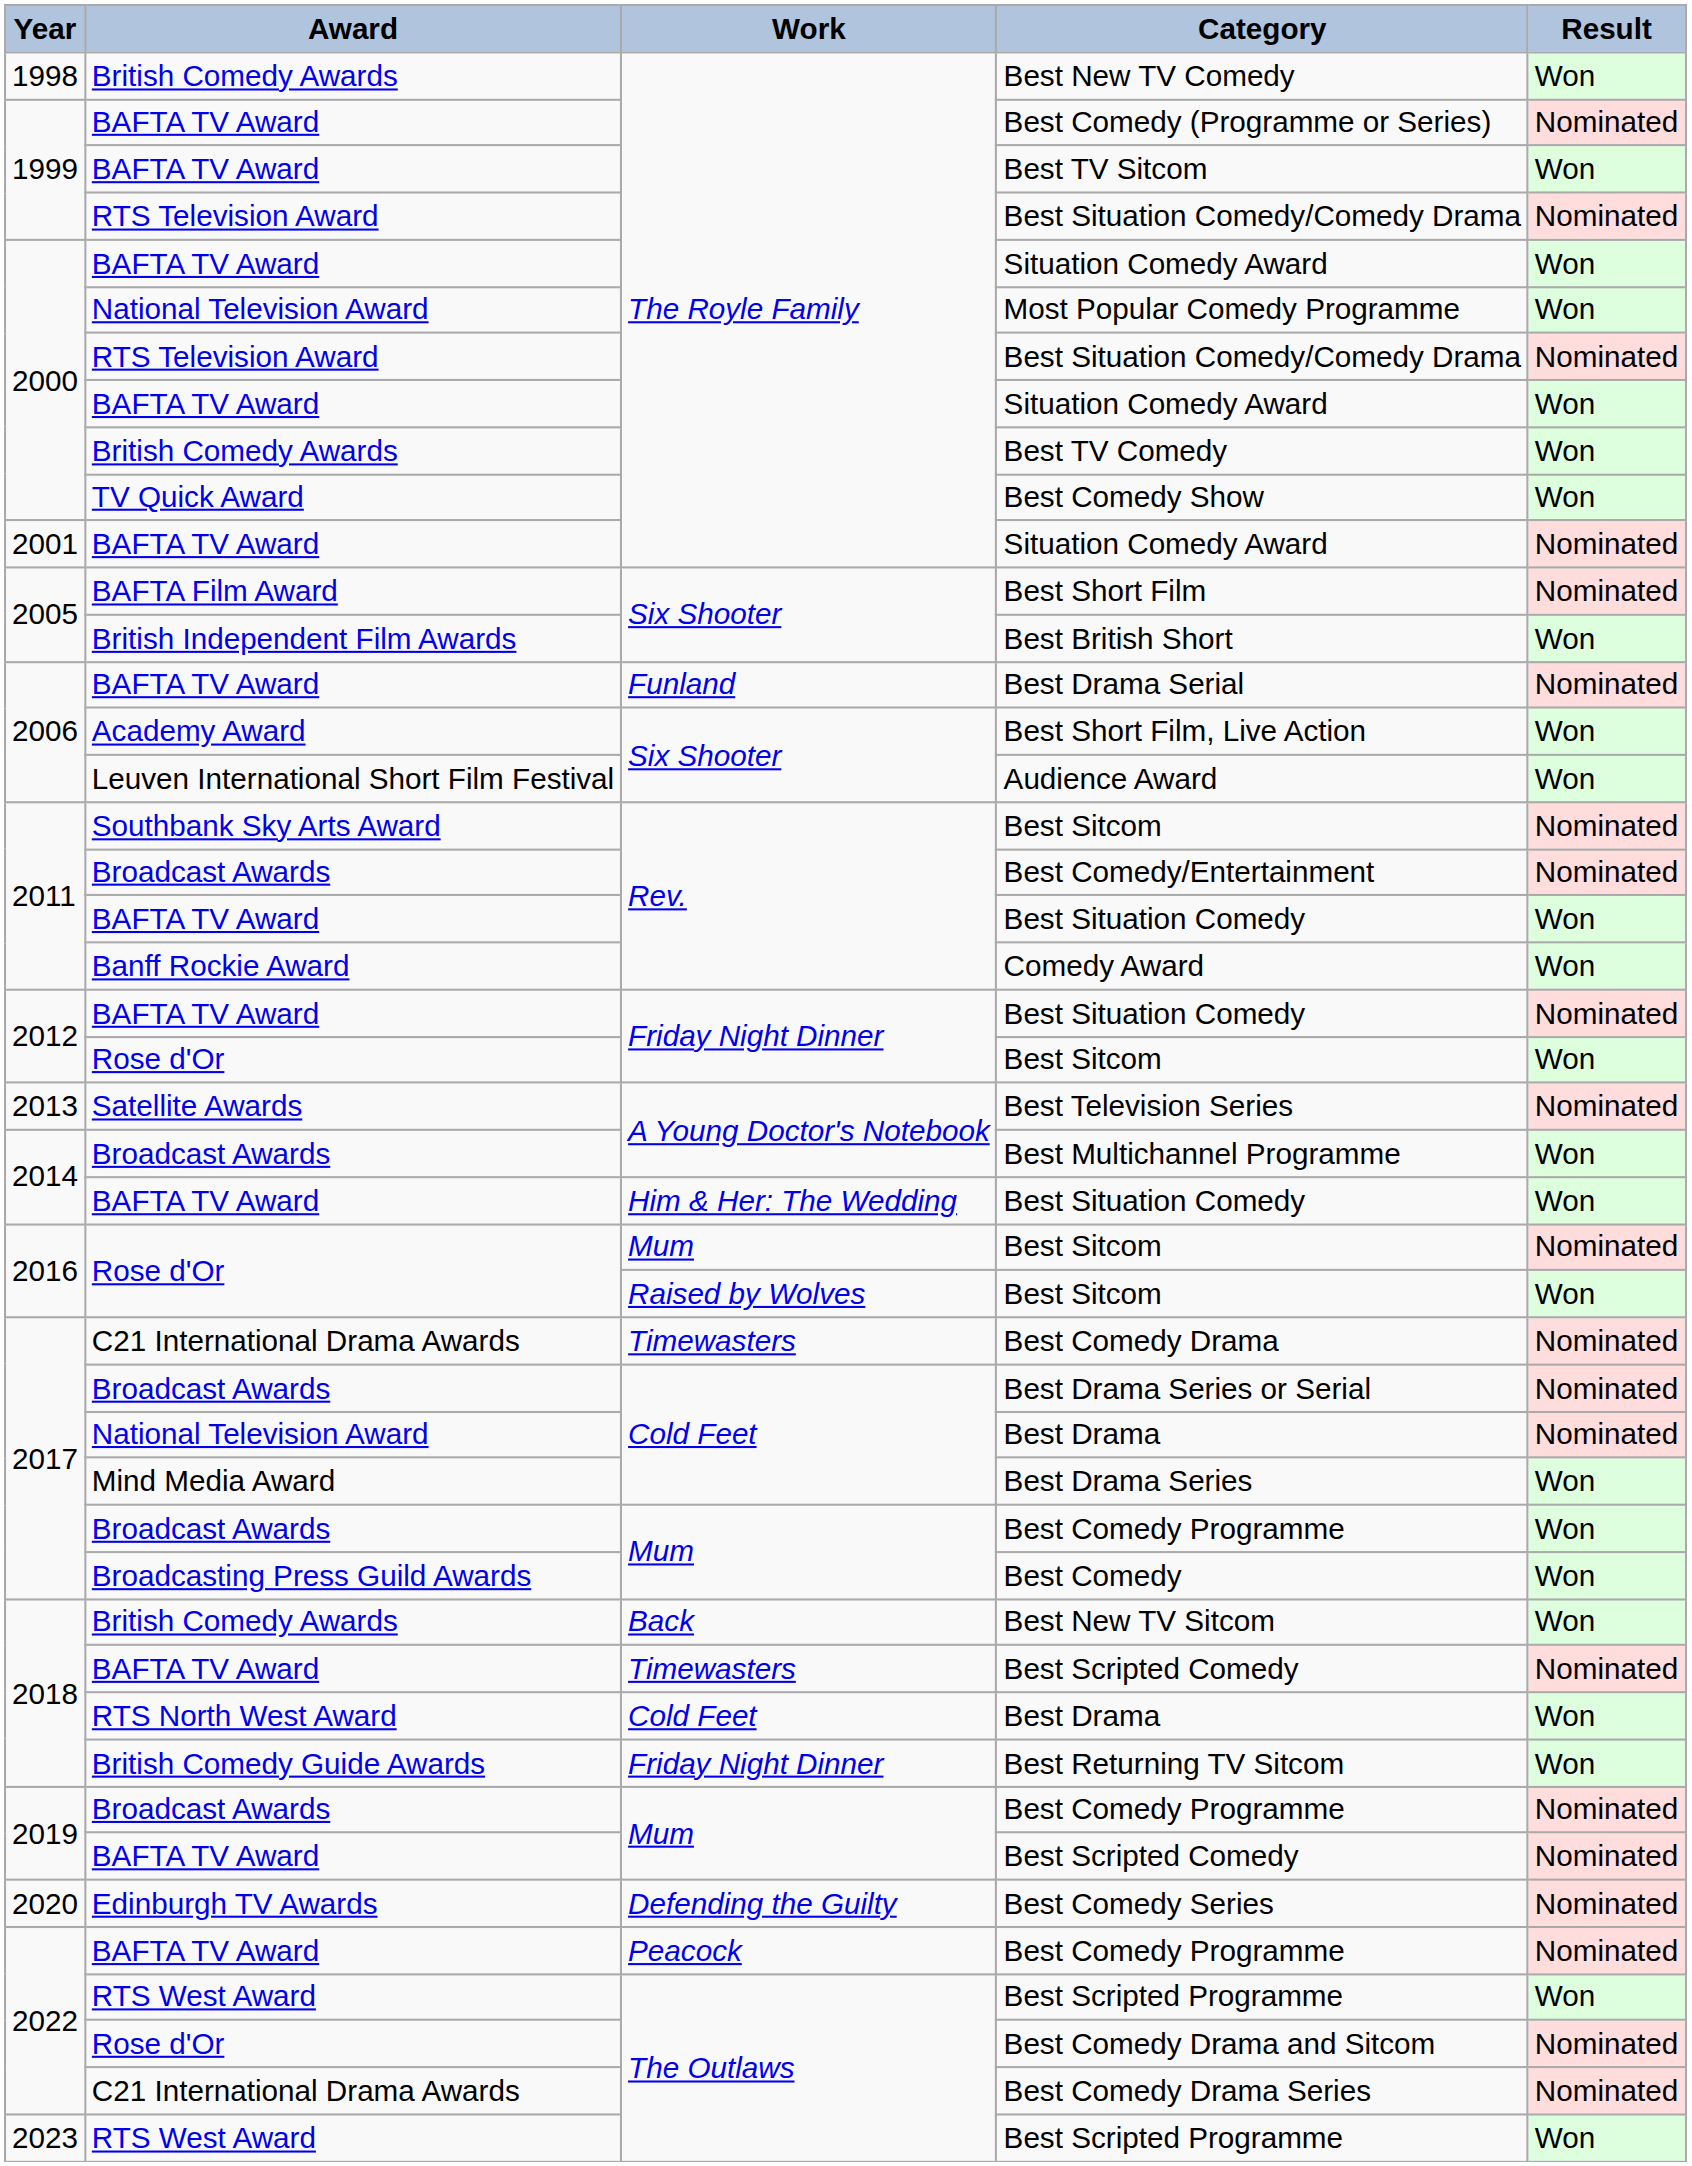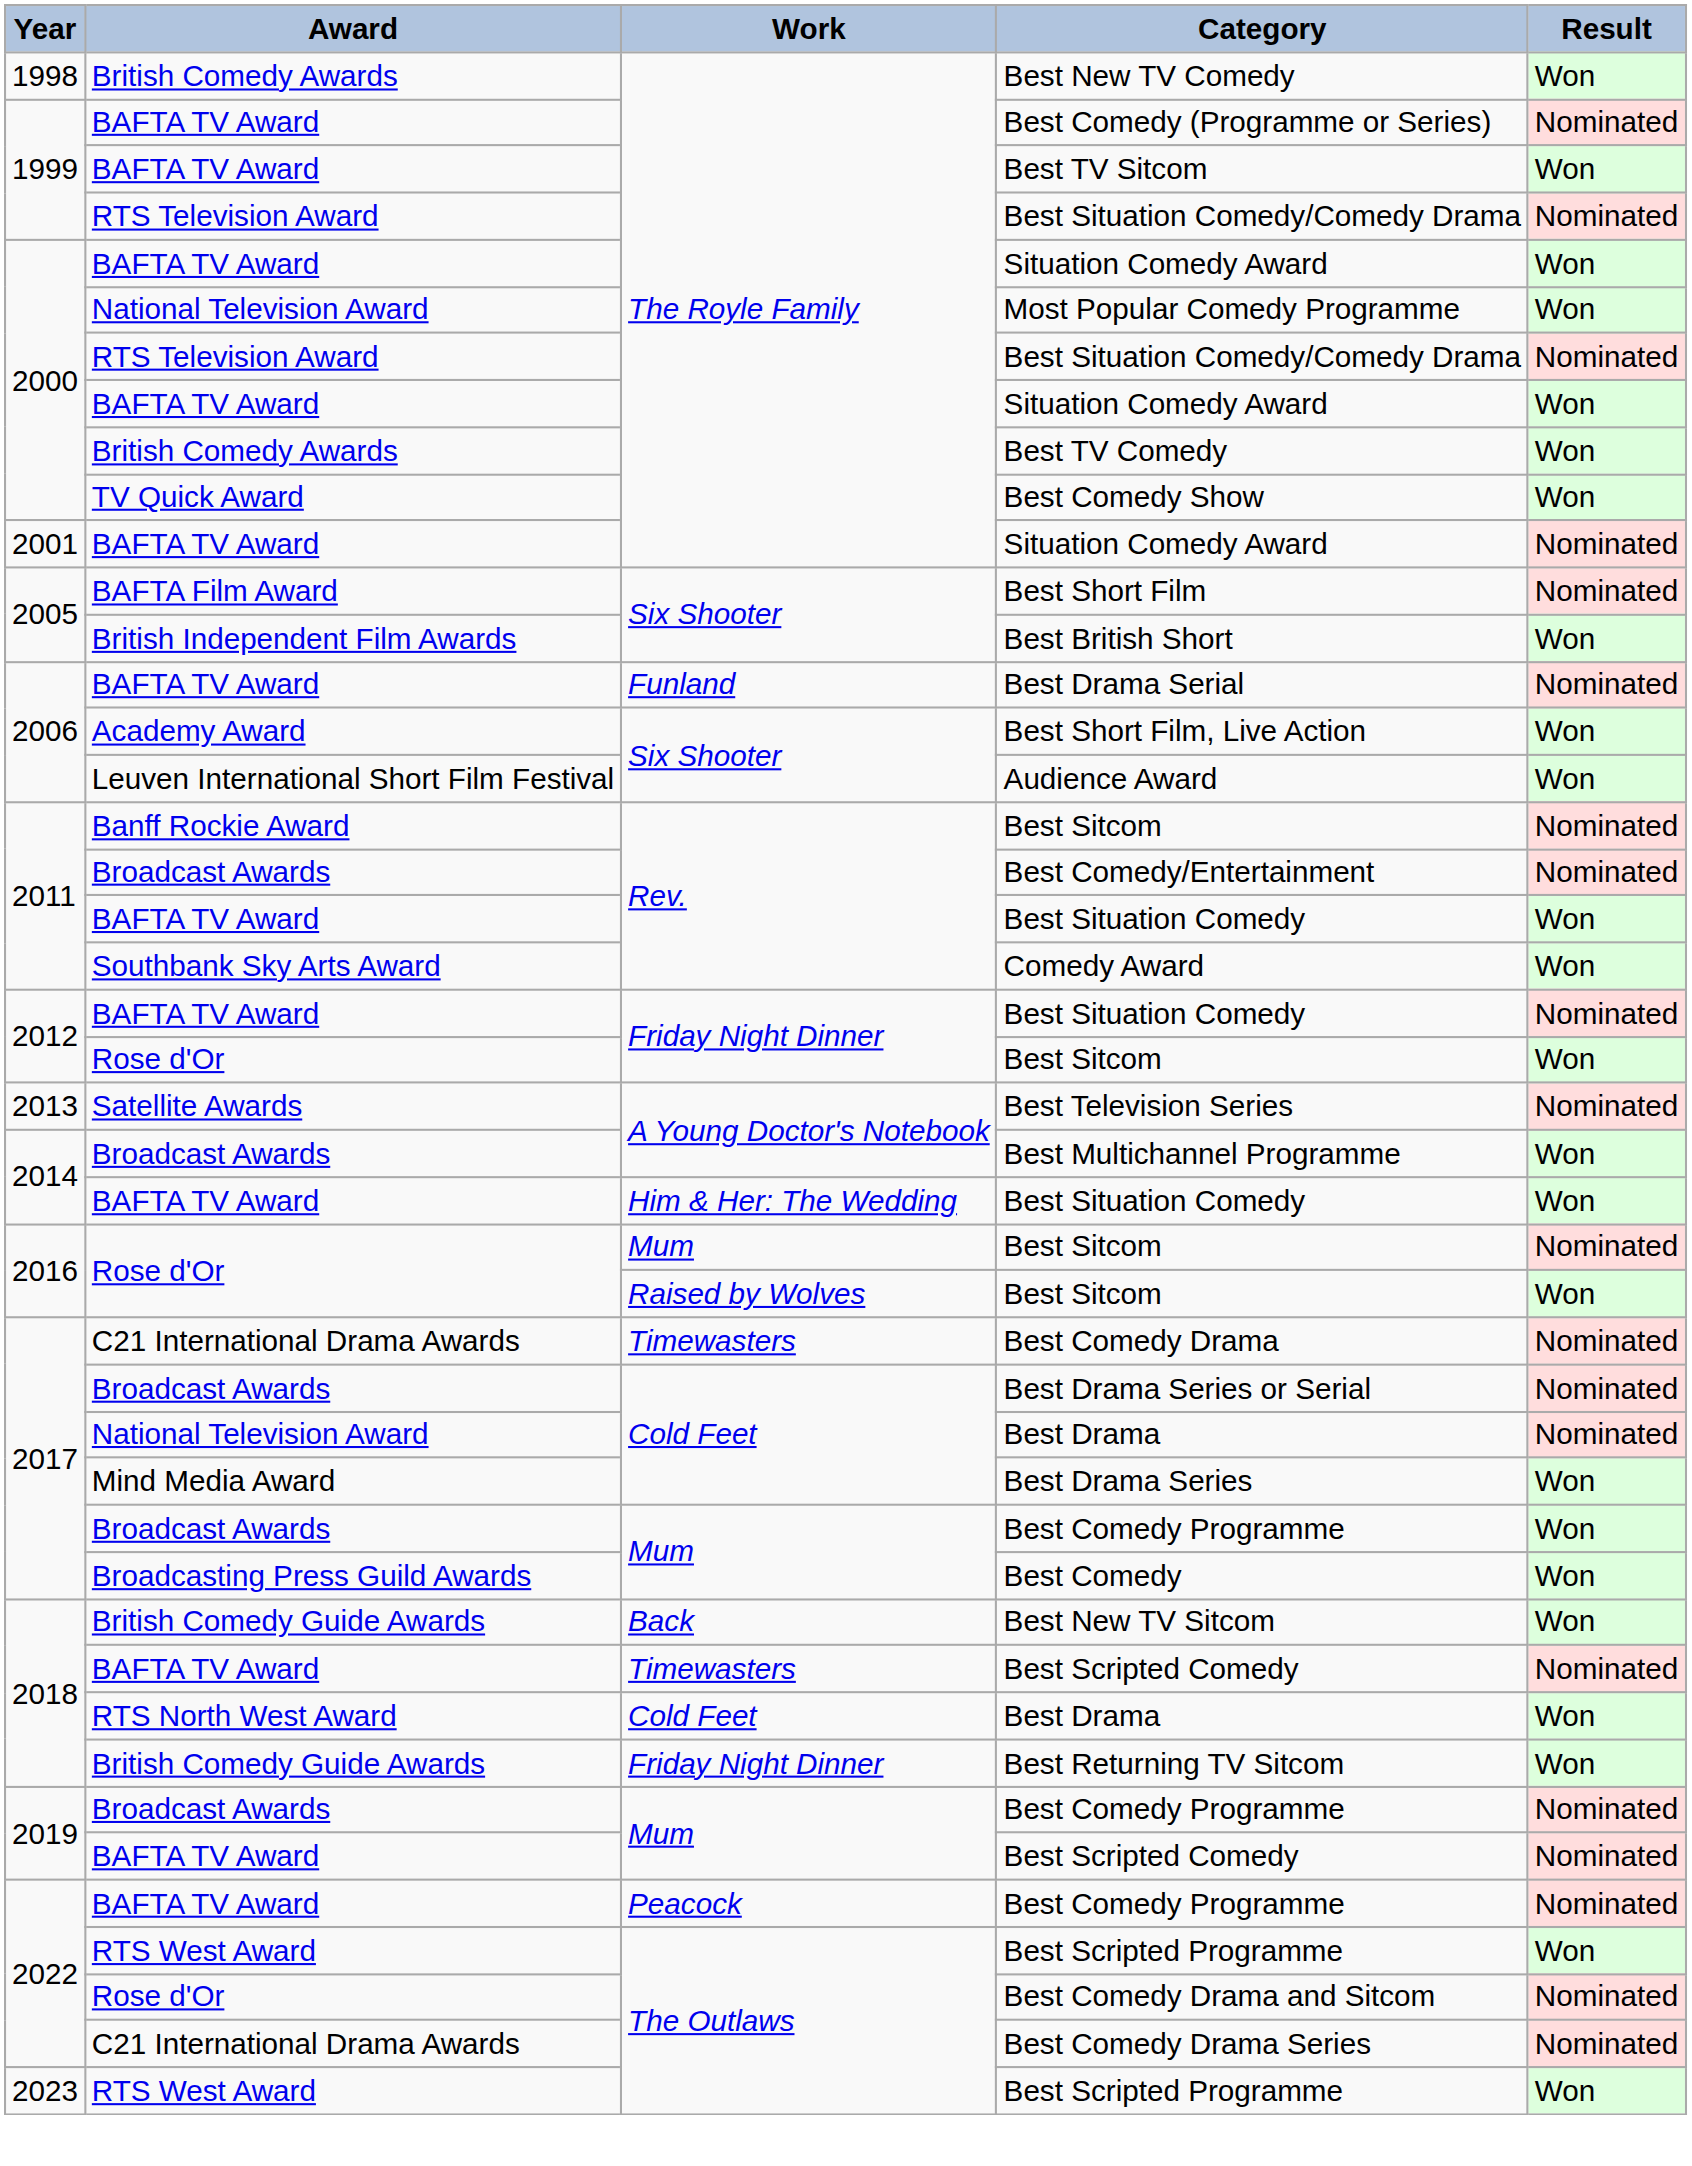(266, 826) Southbank Sky Arts Award -> (221, 826) Banff Rockie Award
(221, 966) Banff Rockie Award -> (266, 966) Southbank Sky Arts Award
(245, 1622) British Comedy Awards -> (288, 1622) British Comedy Guide Awards
- row: (45, 1903)
